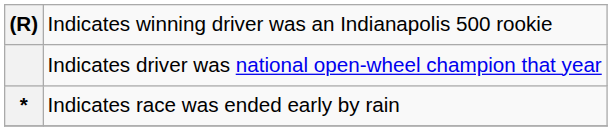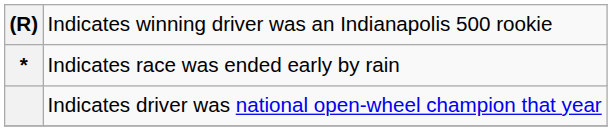rows swapped: (224, 105) <-> (325, 65)
